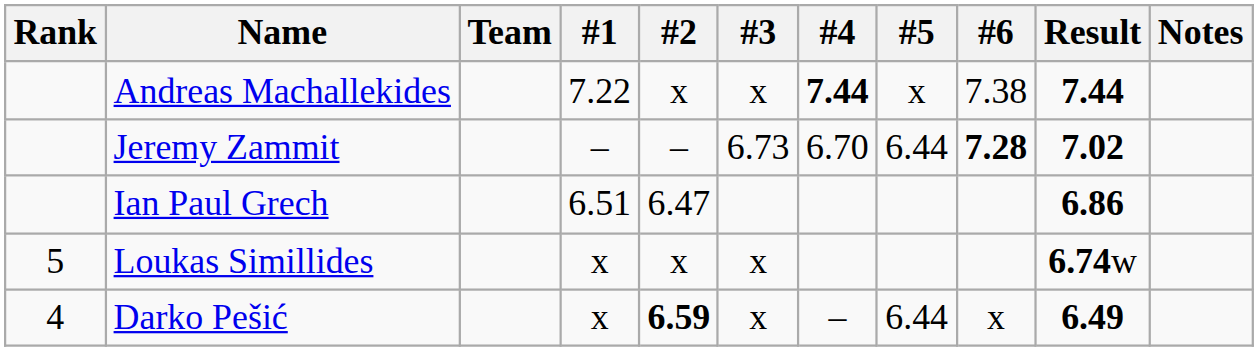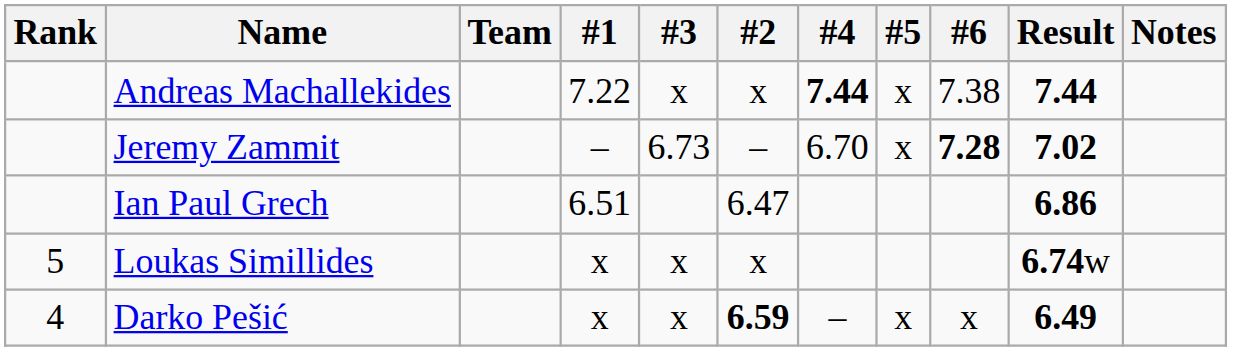columns swapped: (679, 32) <-> (758, 32)
(917, 146) 6.44 -> (903, 146) x
(917, 317) 6.44 -> (903, 317) x
